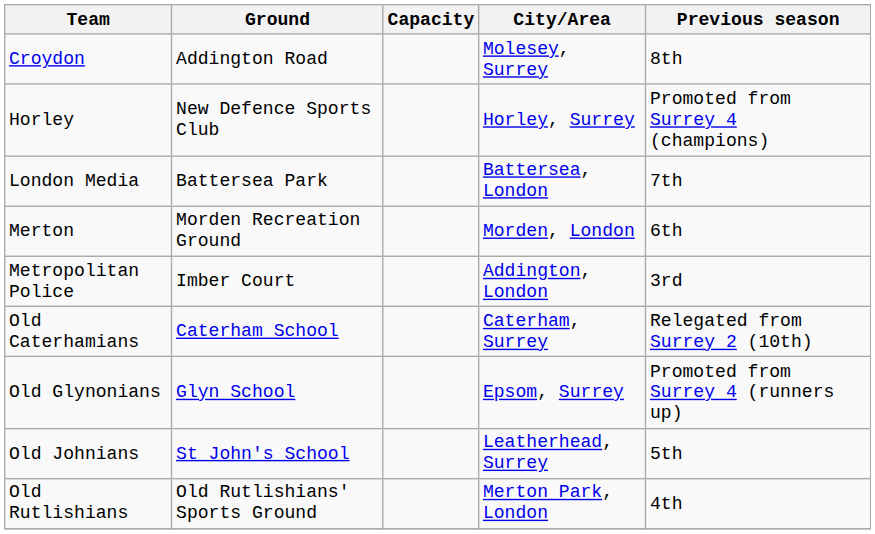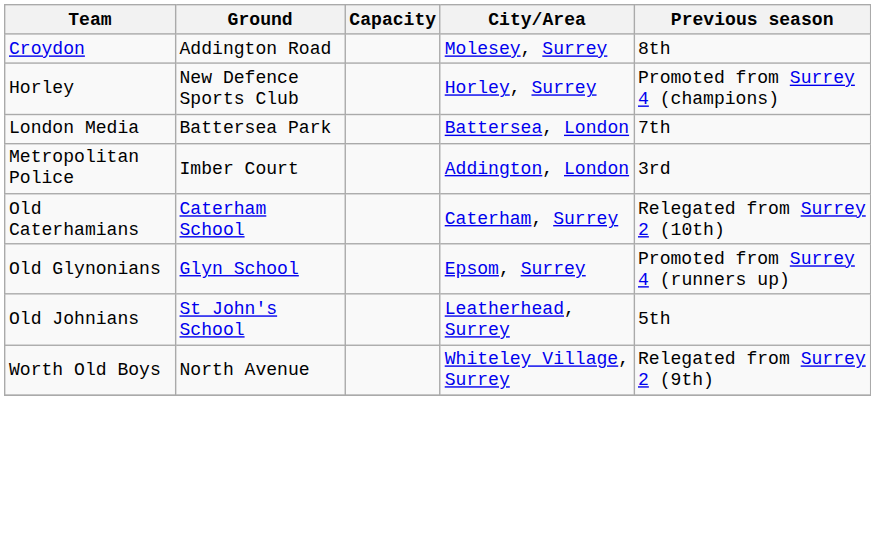- row: (42, 231)
- row: (69, 503)
+ row: (85, 370)
